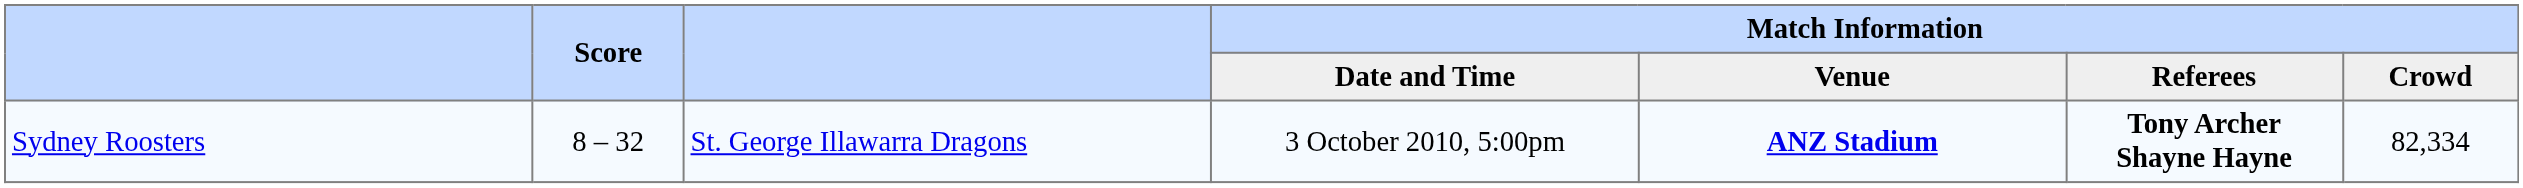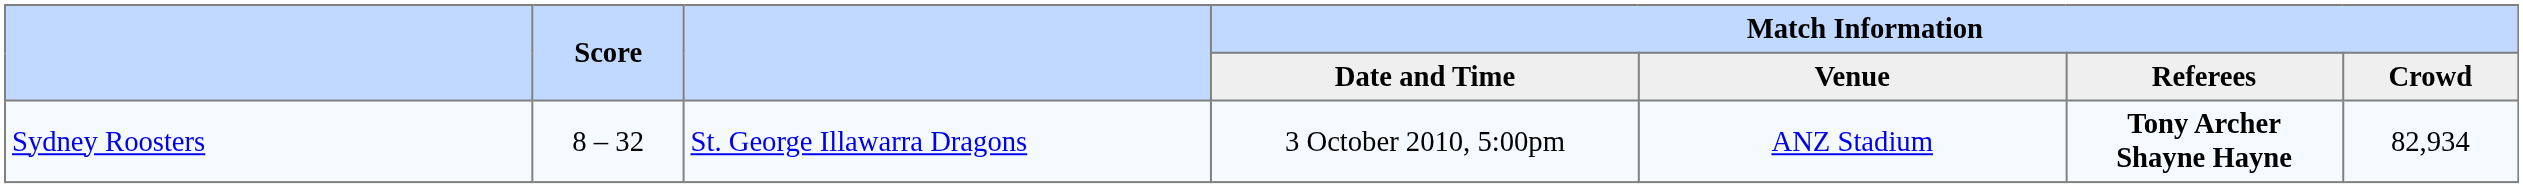(1852, 140) bold -> (1852, 140) normal
(2430, 140) 82,334 -> (2430, 140) 82,934
